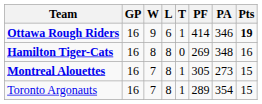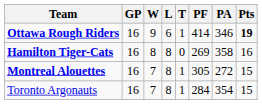(224, 52) 348 -> (224, 52) 358
(224, 71) 273 -> (224, 71) 272
(200, 90) 289 -> (200, 90) 284
